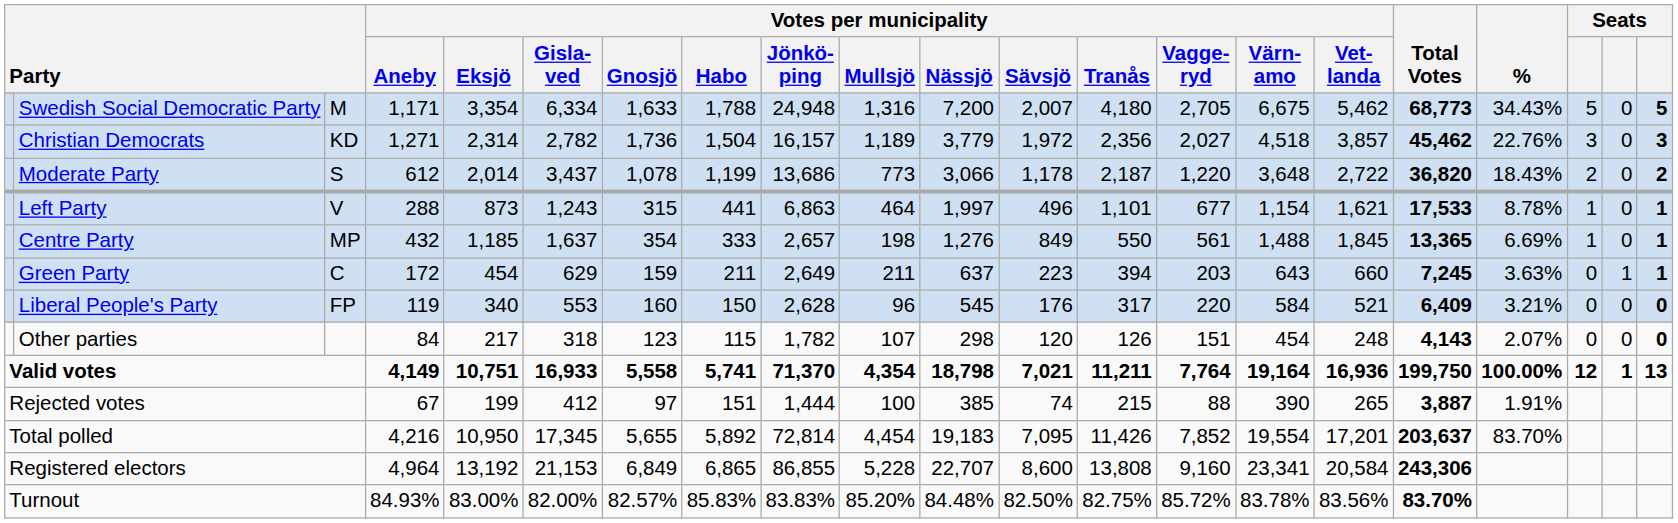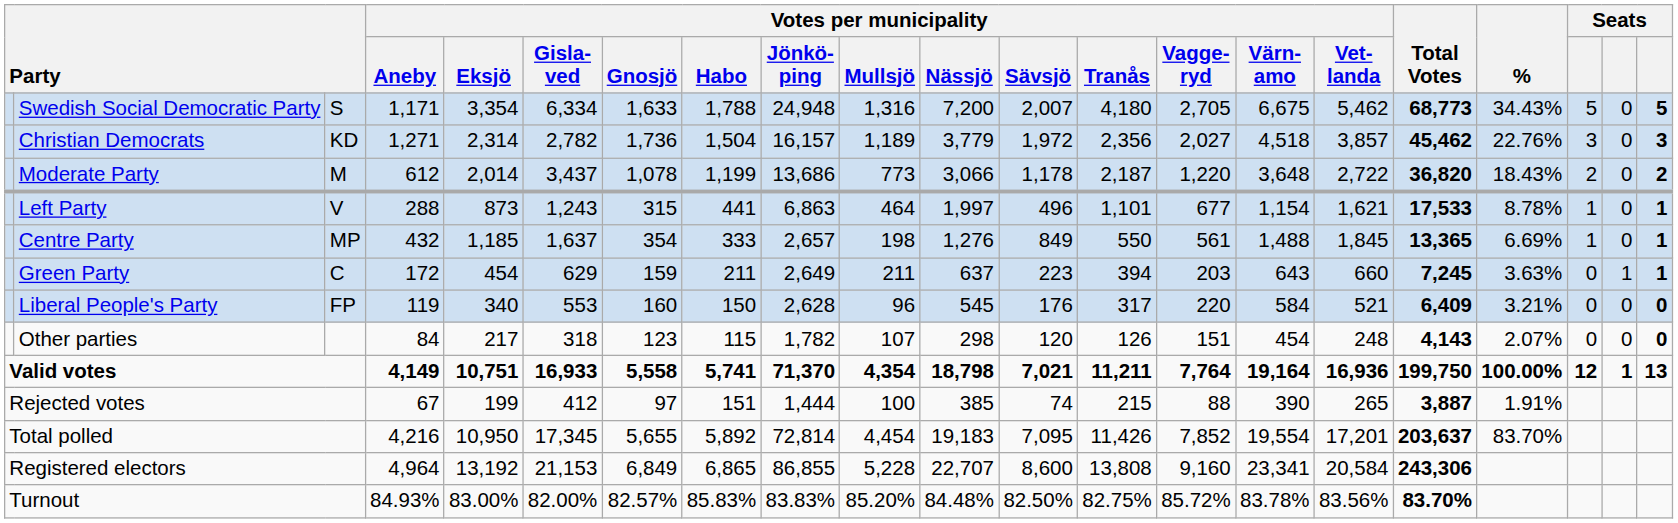(338, 108) M -> (337, 108) S
(337, 173) S -> (338, 173) M
